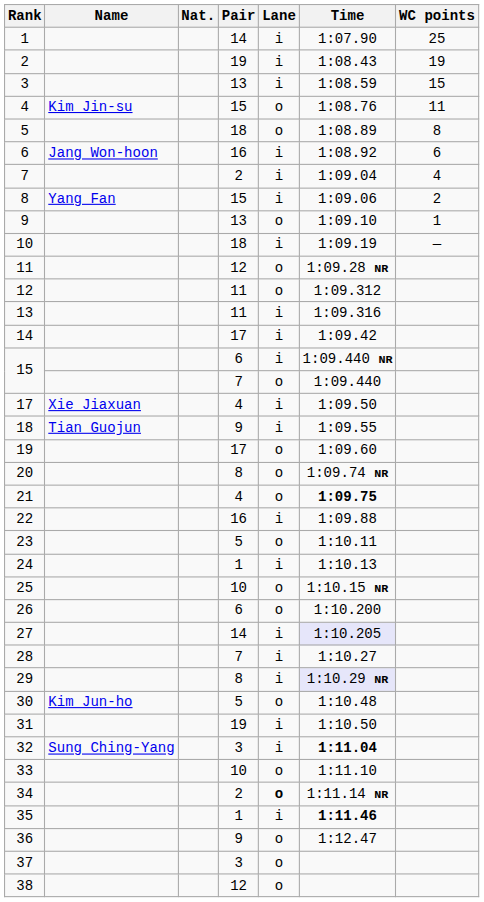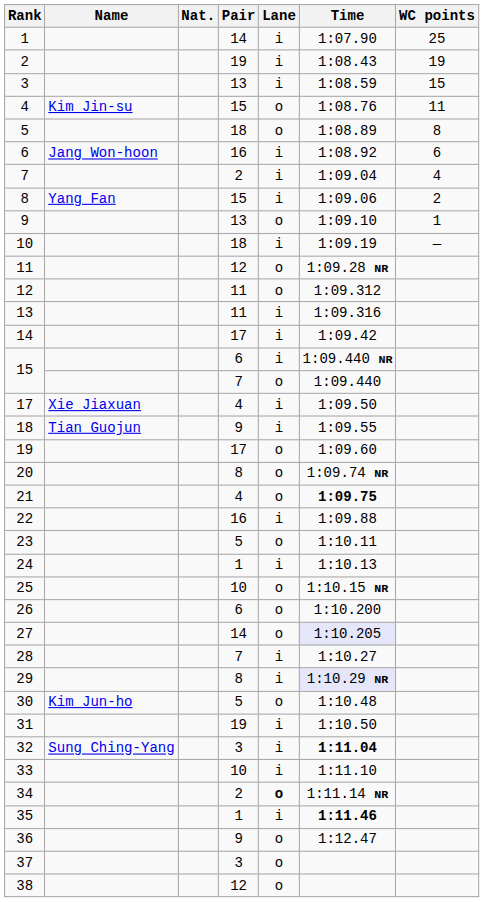(279, 634) i -> (279, 634) o
(279, 771) o -> (279, 771) i
